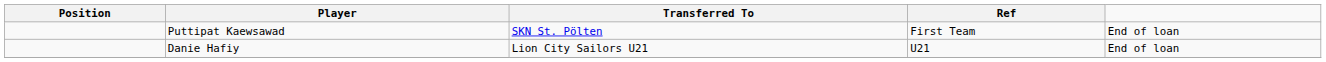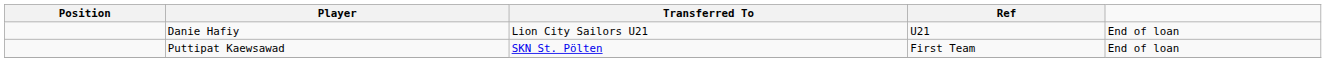rows swapped: (226, 31) <-> (204, 48)
